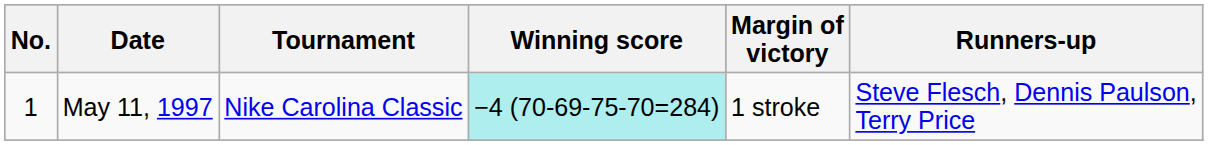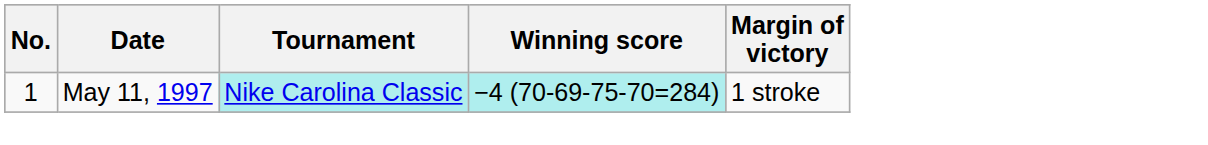- column: (1026, 39)
(343, 107) no background -> (343, 93) paleturquoise background
